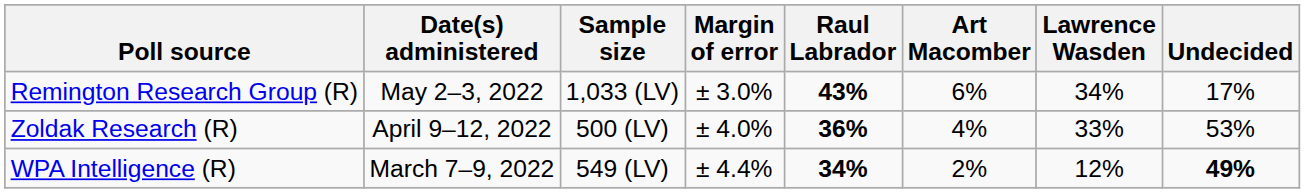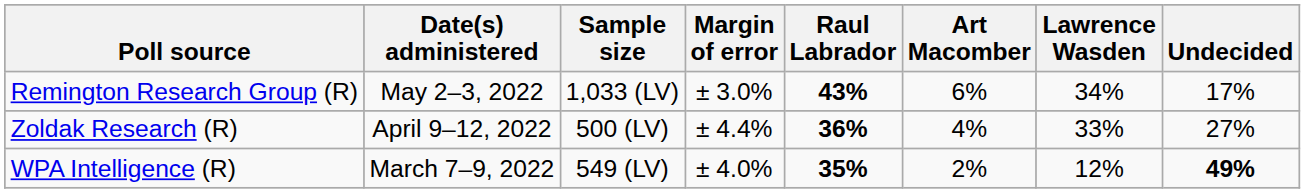(734, 130) ± 4.0% -> (734, 130) ± 4.4%
(1230, 130) 53% -> (1230, 130) 27%
(734, 169) ± 4.4% -> (734, 169) ± 4.0%
(843, 169) 34% -> (843, 169) 35%
